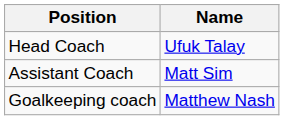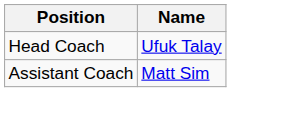- row: (82, 100)
